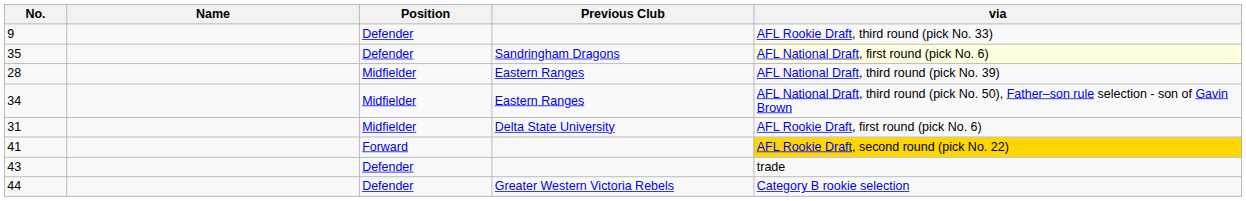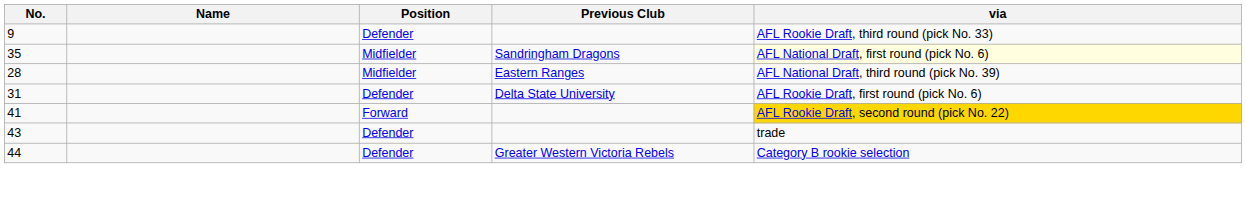(388, 53) Defender -> (389, 53) Midfielder
- row: (14, 100)
(389, 127) Midfielder -> (388, 93) Defender
